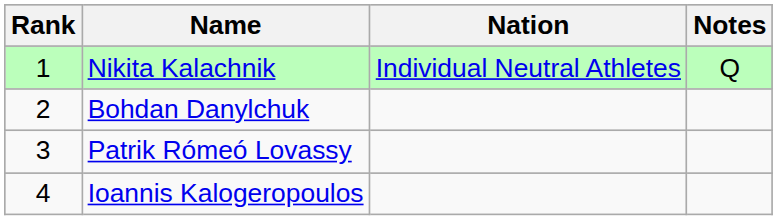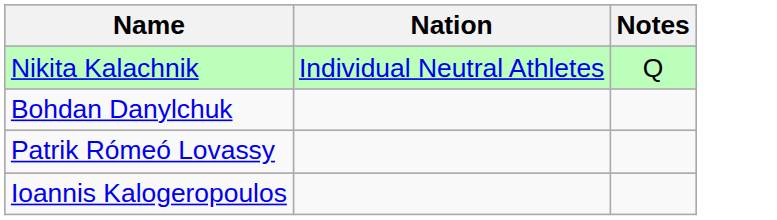- column: (43, 25)
